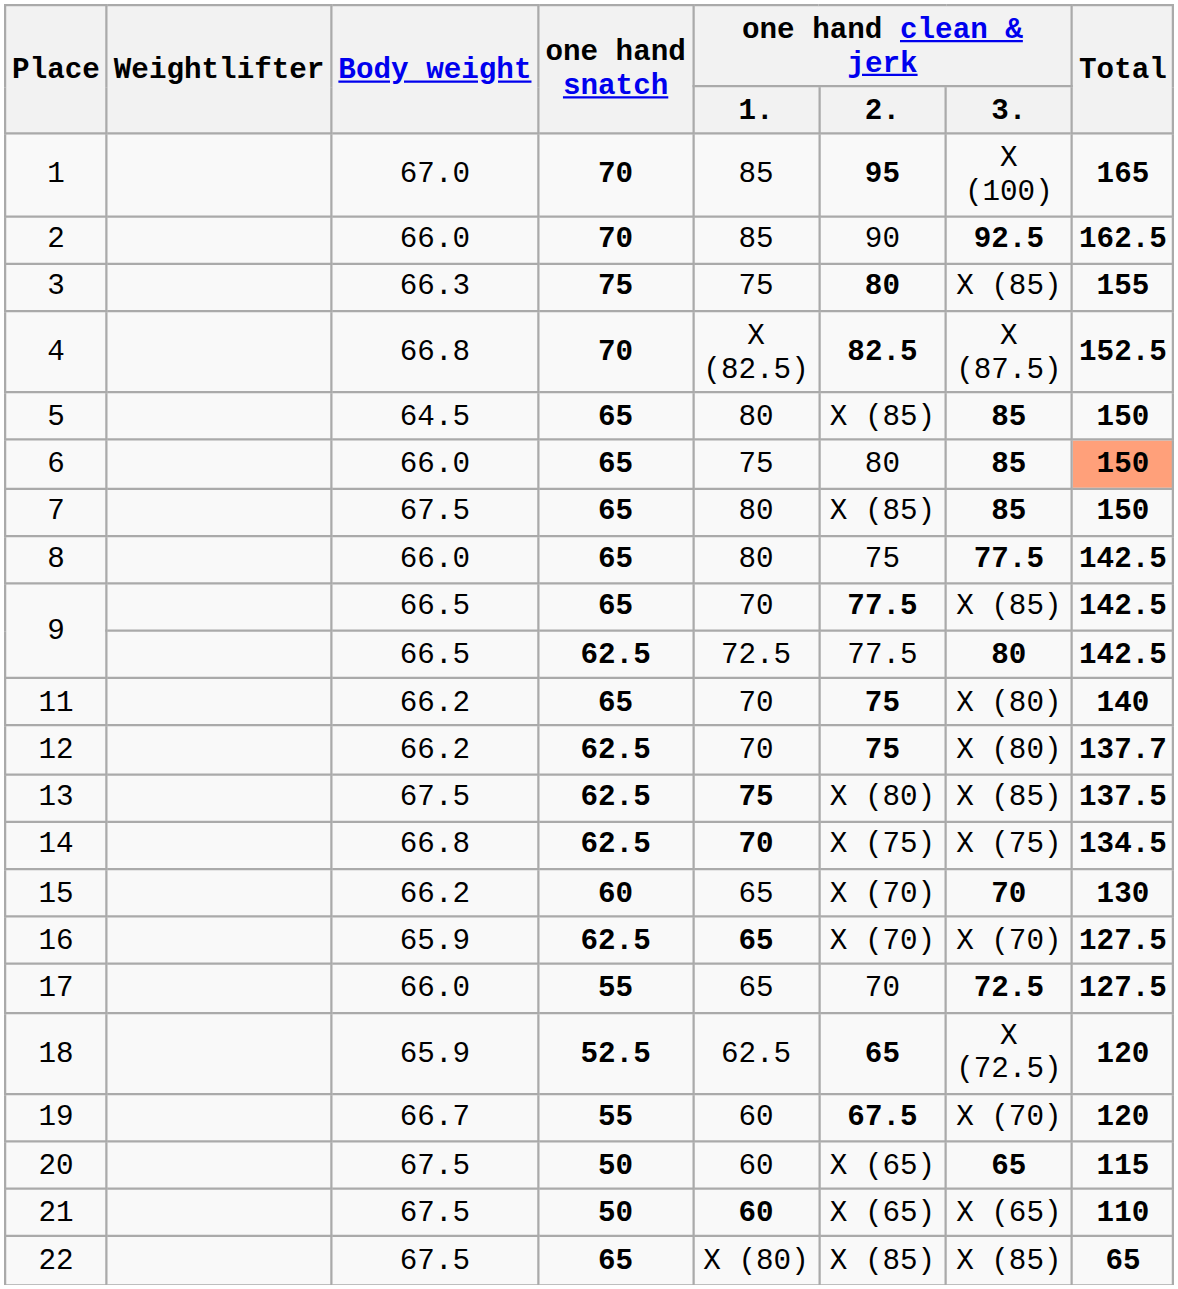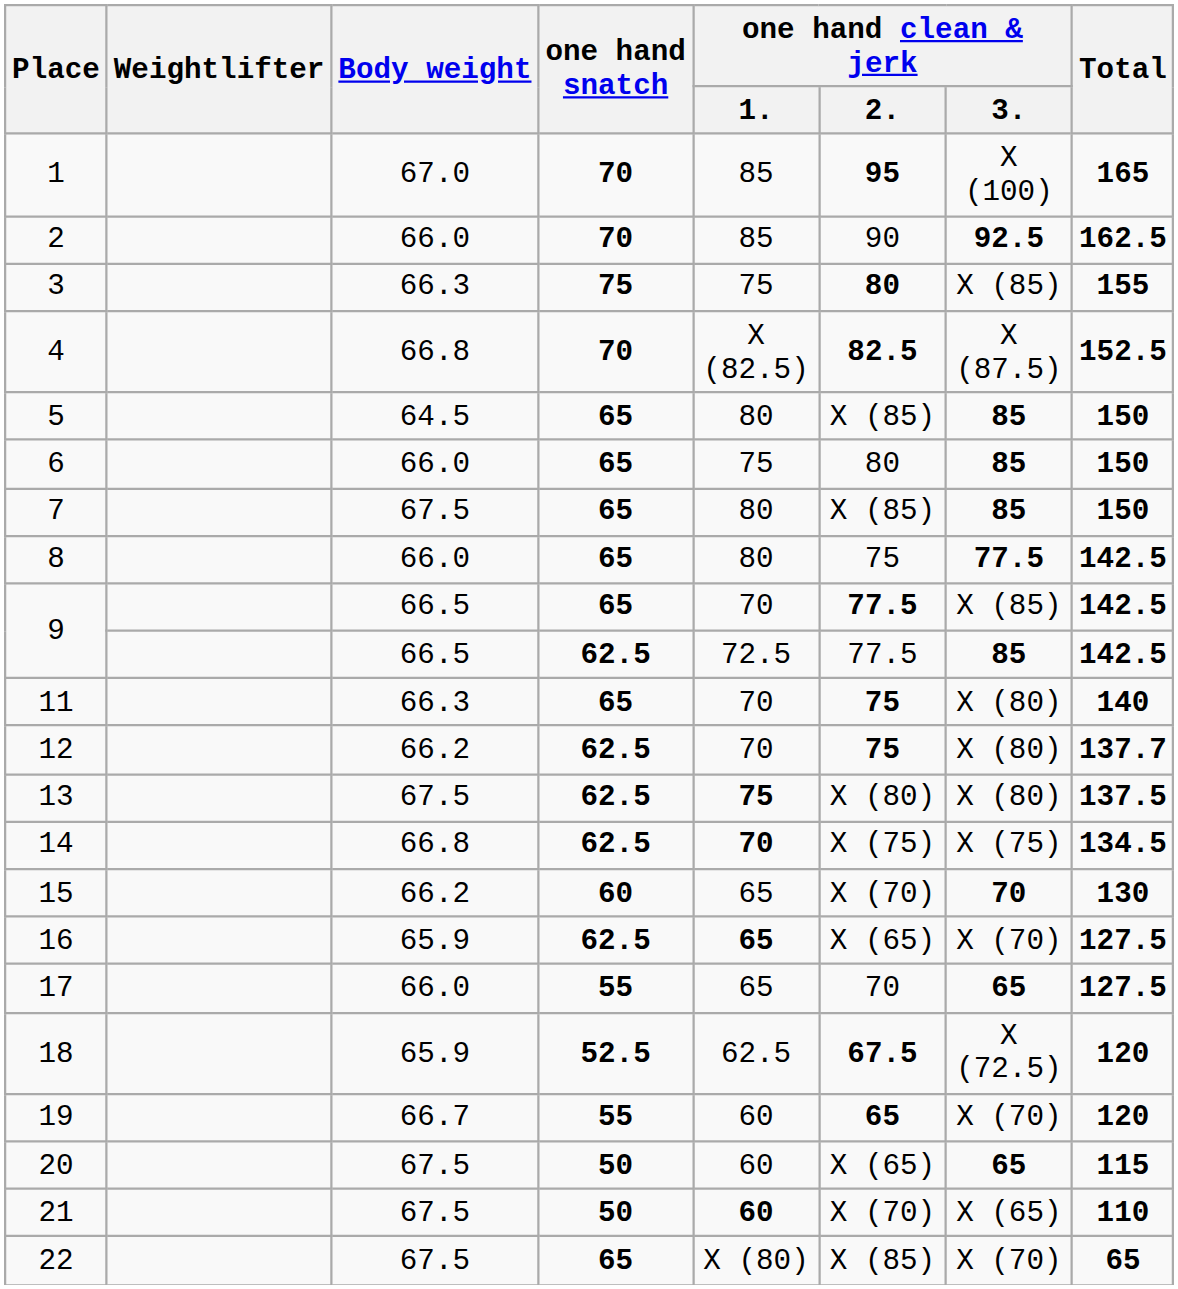(1123, 464) lightsalmon background -> (1123, 464) no background
(1009, 655) 80 -> (1009, 655) 85
(435, 702) 66.2 -> (435, 702) 66.3
(1009, 798) X (85) -> (1009, 798) X (80)
(882, 941) X (70) -> (882, 941) X (65)
(1009, 988) 72.5 -> (1009, 988) 65
(882, 1053) 65 -> (882, 1053) 67.5
(882, 1117) 67.5 -> (882, 1117) 65
(882, 1213) X (65) -> (882, 1213) X (70)
(1009, 1260) X (85) -> (1009, 1260) X (70)
